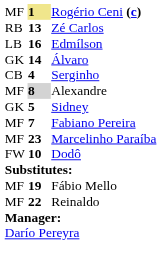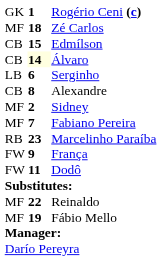(14, 11) MF -> (14, 11) GK
(31, 11) khaki background -> (31, 11) no background
(14, 27) RB -> (14, 27) MF
(35, 27) 13 -> (35, 27) 18
(13, 43) LB -> (14, 43) CB
(35, 43) 16 -> (35, 43) 15
(14, 59) GK -> (14, 59) CB
(35, 59) no background -> (35, 59) lightyellow background
(14, 75) CB -> (13, 75) LB
(31, 75) 4 -> (31, 75) 6
(14, 90) MF -> (14, 90) CB
(31, 90) lightgrey background -> (31, 90) no background
(14, 106) GK -> (14, 106) MF
(31, 106) 5 -> (31, 106) 2
(14, 138) MF -> (14, 138) RB
+ row: (69, 154)
(35, 154) 10 -> (34, 170) 11
rows swapped: (75, 201) <-> (84, 185)
